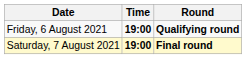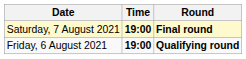rows swapped: (57, 29) <-> (63, 45)
